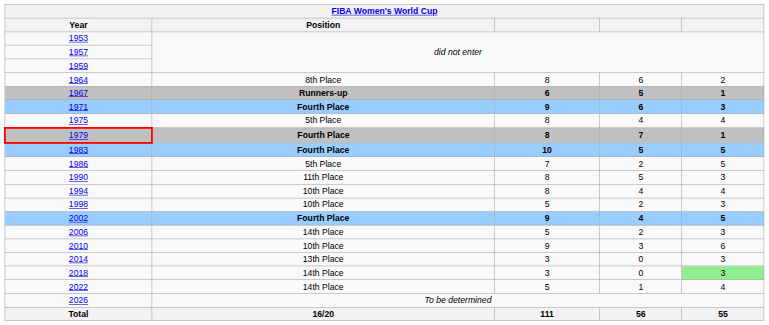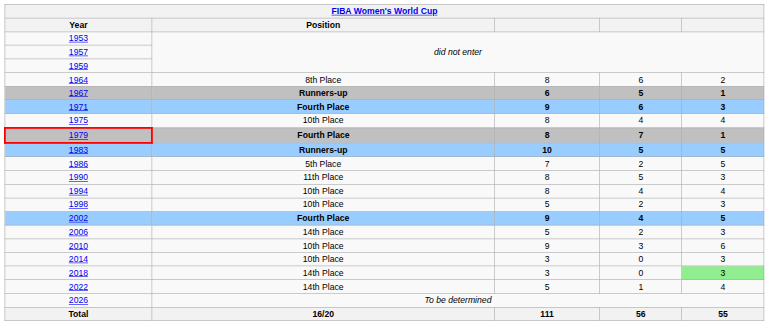(323, 121) 5th Place -> (323, 121) 10th Place
(323, 150) Fourth Place -> (323, 150) Runners-up
(323, 260) 13th Place -> (323, 260) 10th Place
